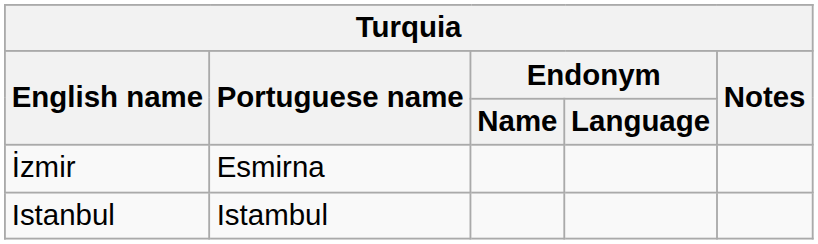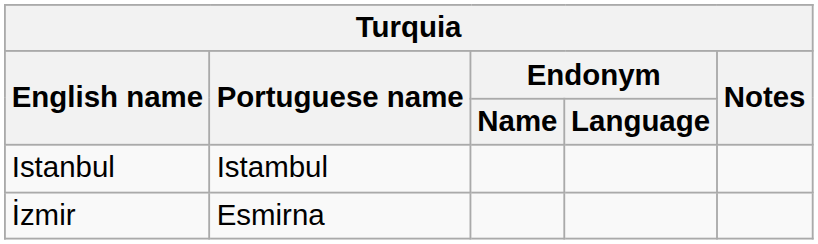rows swapped: (63, 214) <-> (44, 167)
